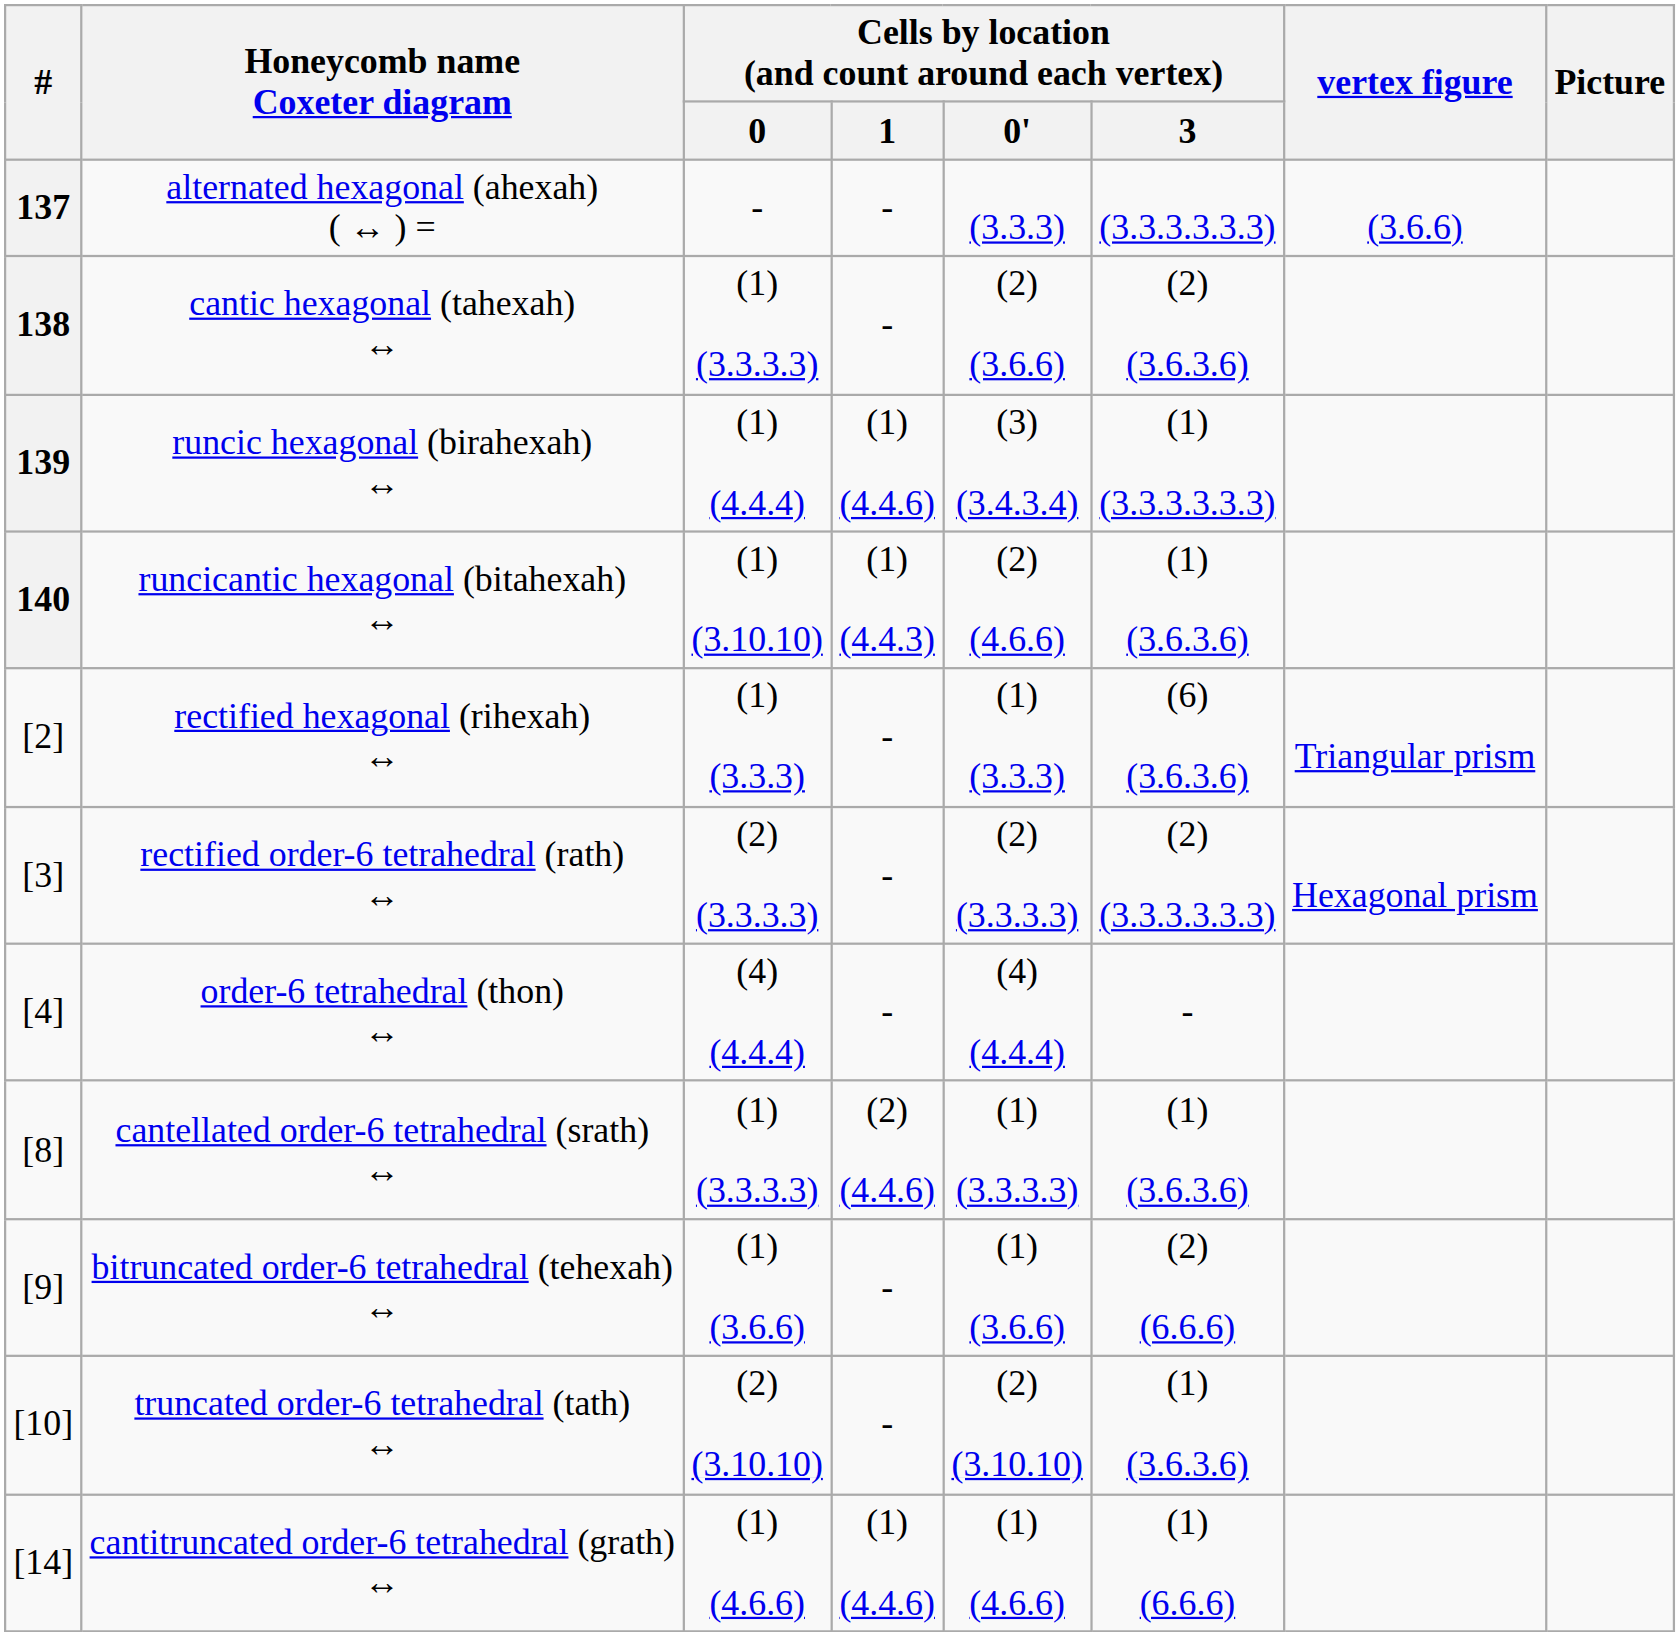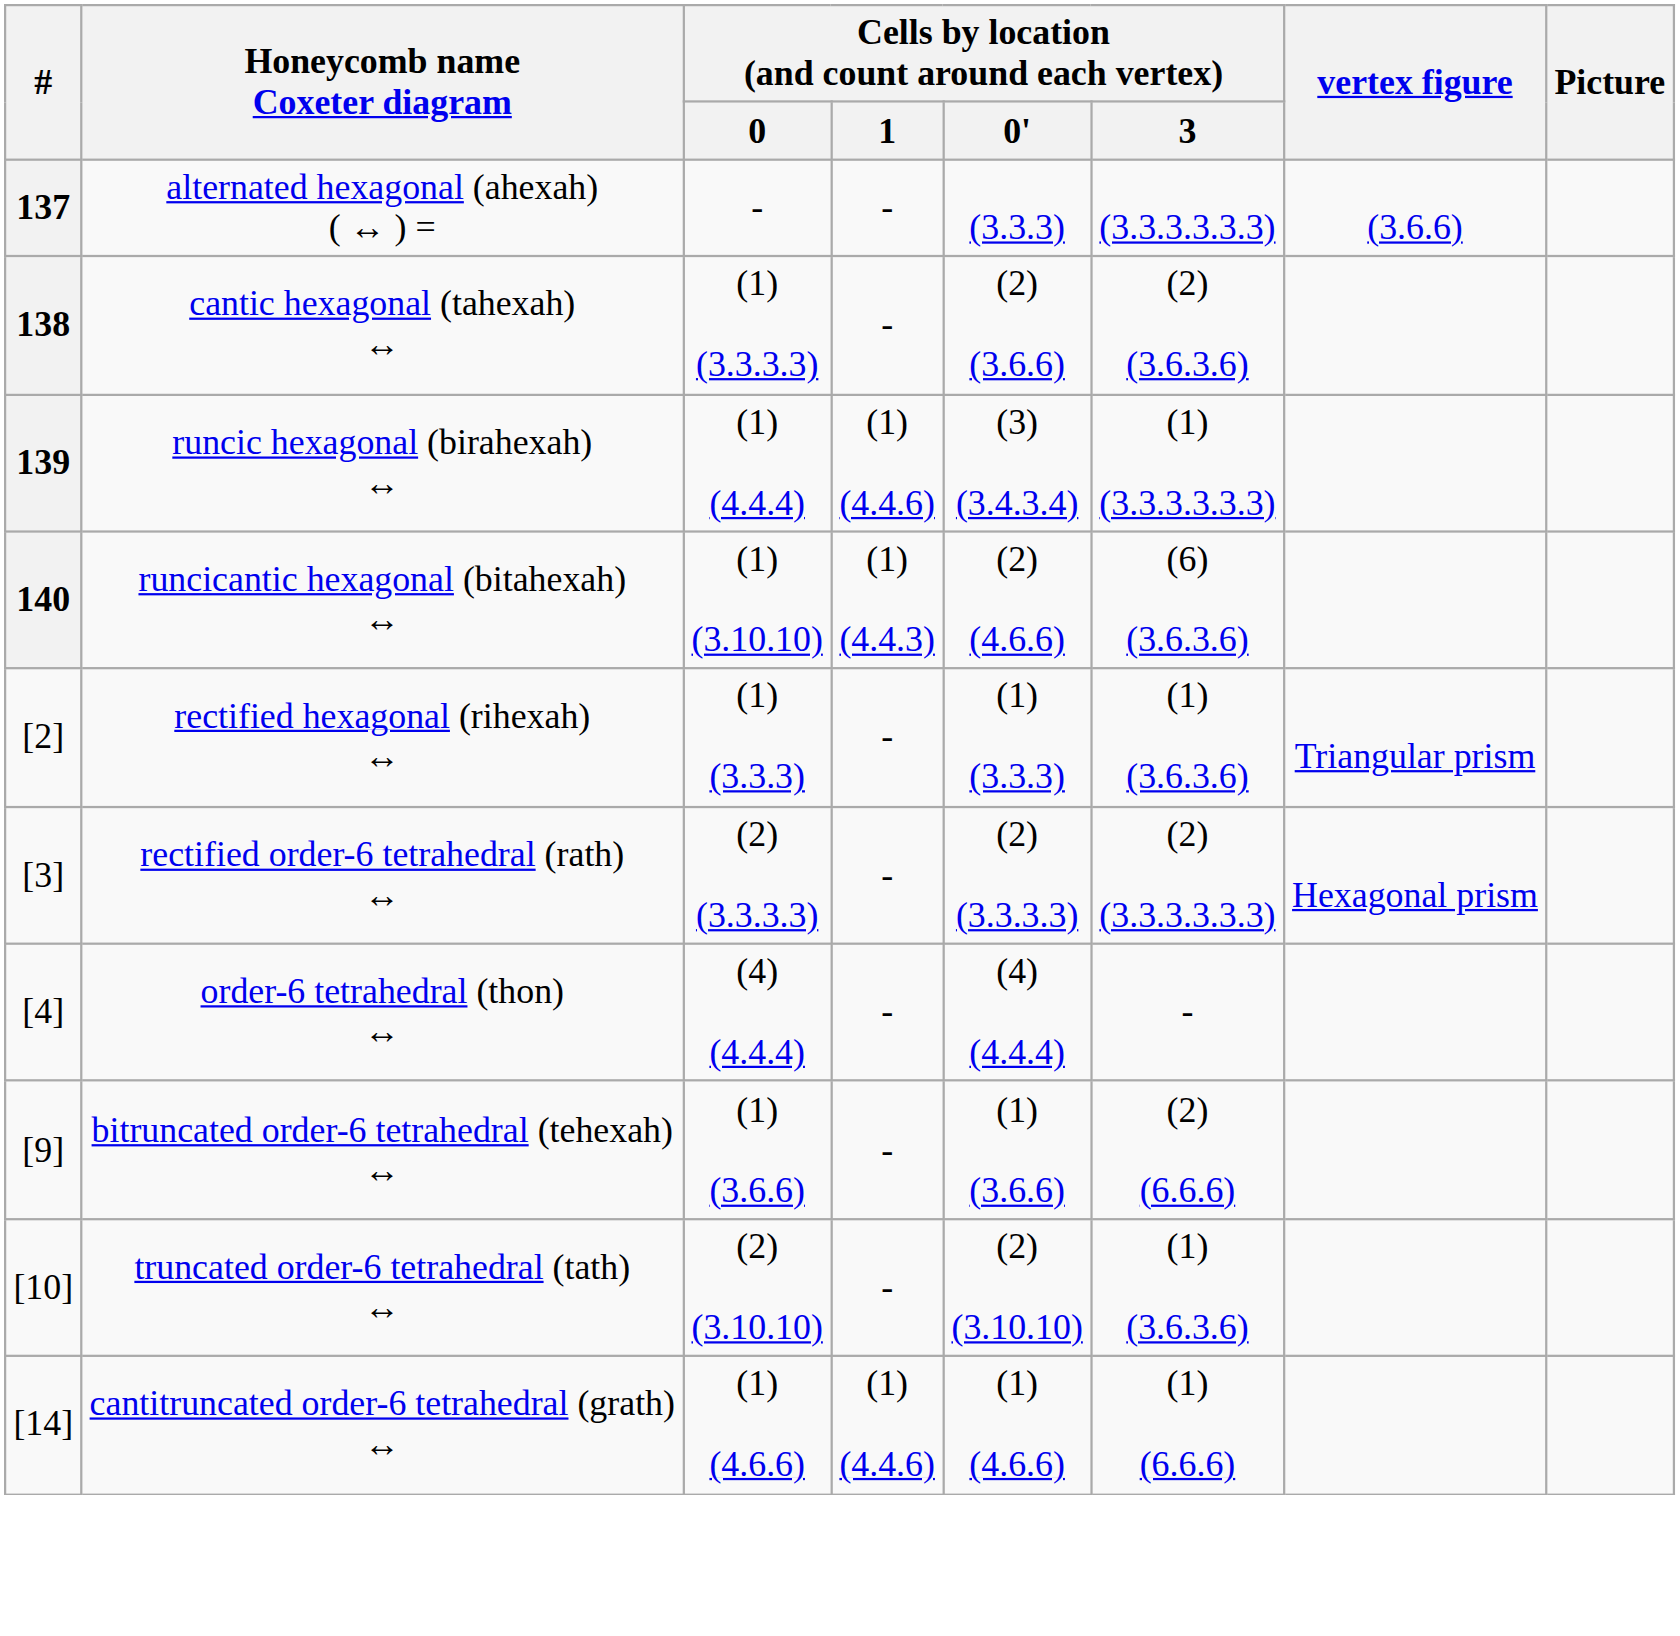(1187, 599) (1) (3.6.3.6) -> (1187, 599) (6) (3.6.3.6)
(1187, 736) (6) (3.6.3.6) -> (1187, 736) (1) (3.6.3.6)
- row: (382, 1149)
